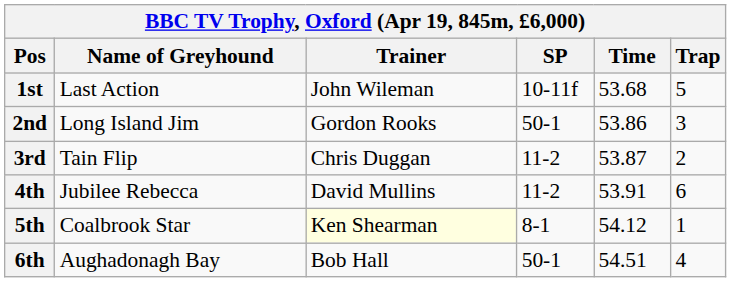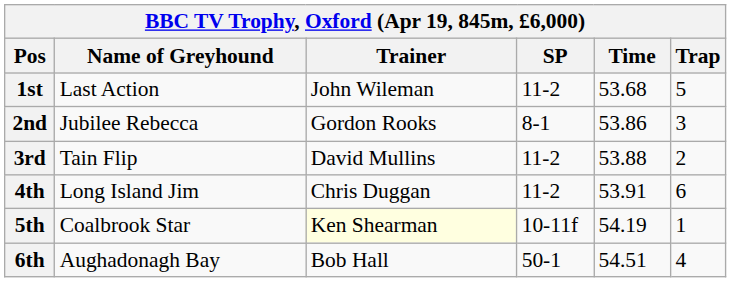(550, 89) 10-11f -> (541, 89) 11-2
(129, 123) Long Island Jim -> (129, 123) Jubilee Rebecca
(541, 123) 50-1 -> (536, 123) 8-1
(371, 157) Chris Duggan -> (373, 157) David Mullins
(623, 157) 53.87 -> (623, 157) 53.88
(129, 191) Jubilee Rebecca -> (129, 191) Long Island Jim
(373, 191) David Mullins -> (371, 191) Chris Duggan
(536, 225) 8-1 -> (550, 225) 10-11f
(623, 225) 54.12 -> (623, 225) 54.19
